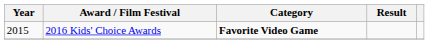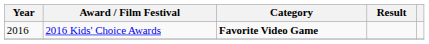(18, 30) 2015 -> (18, 30) 2016
